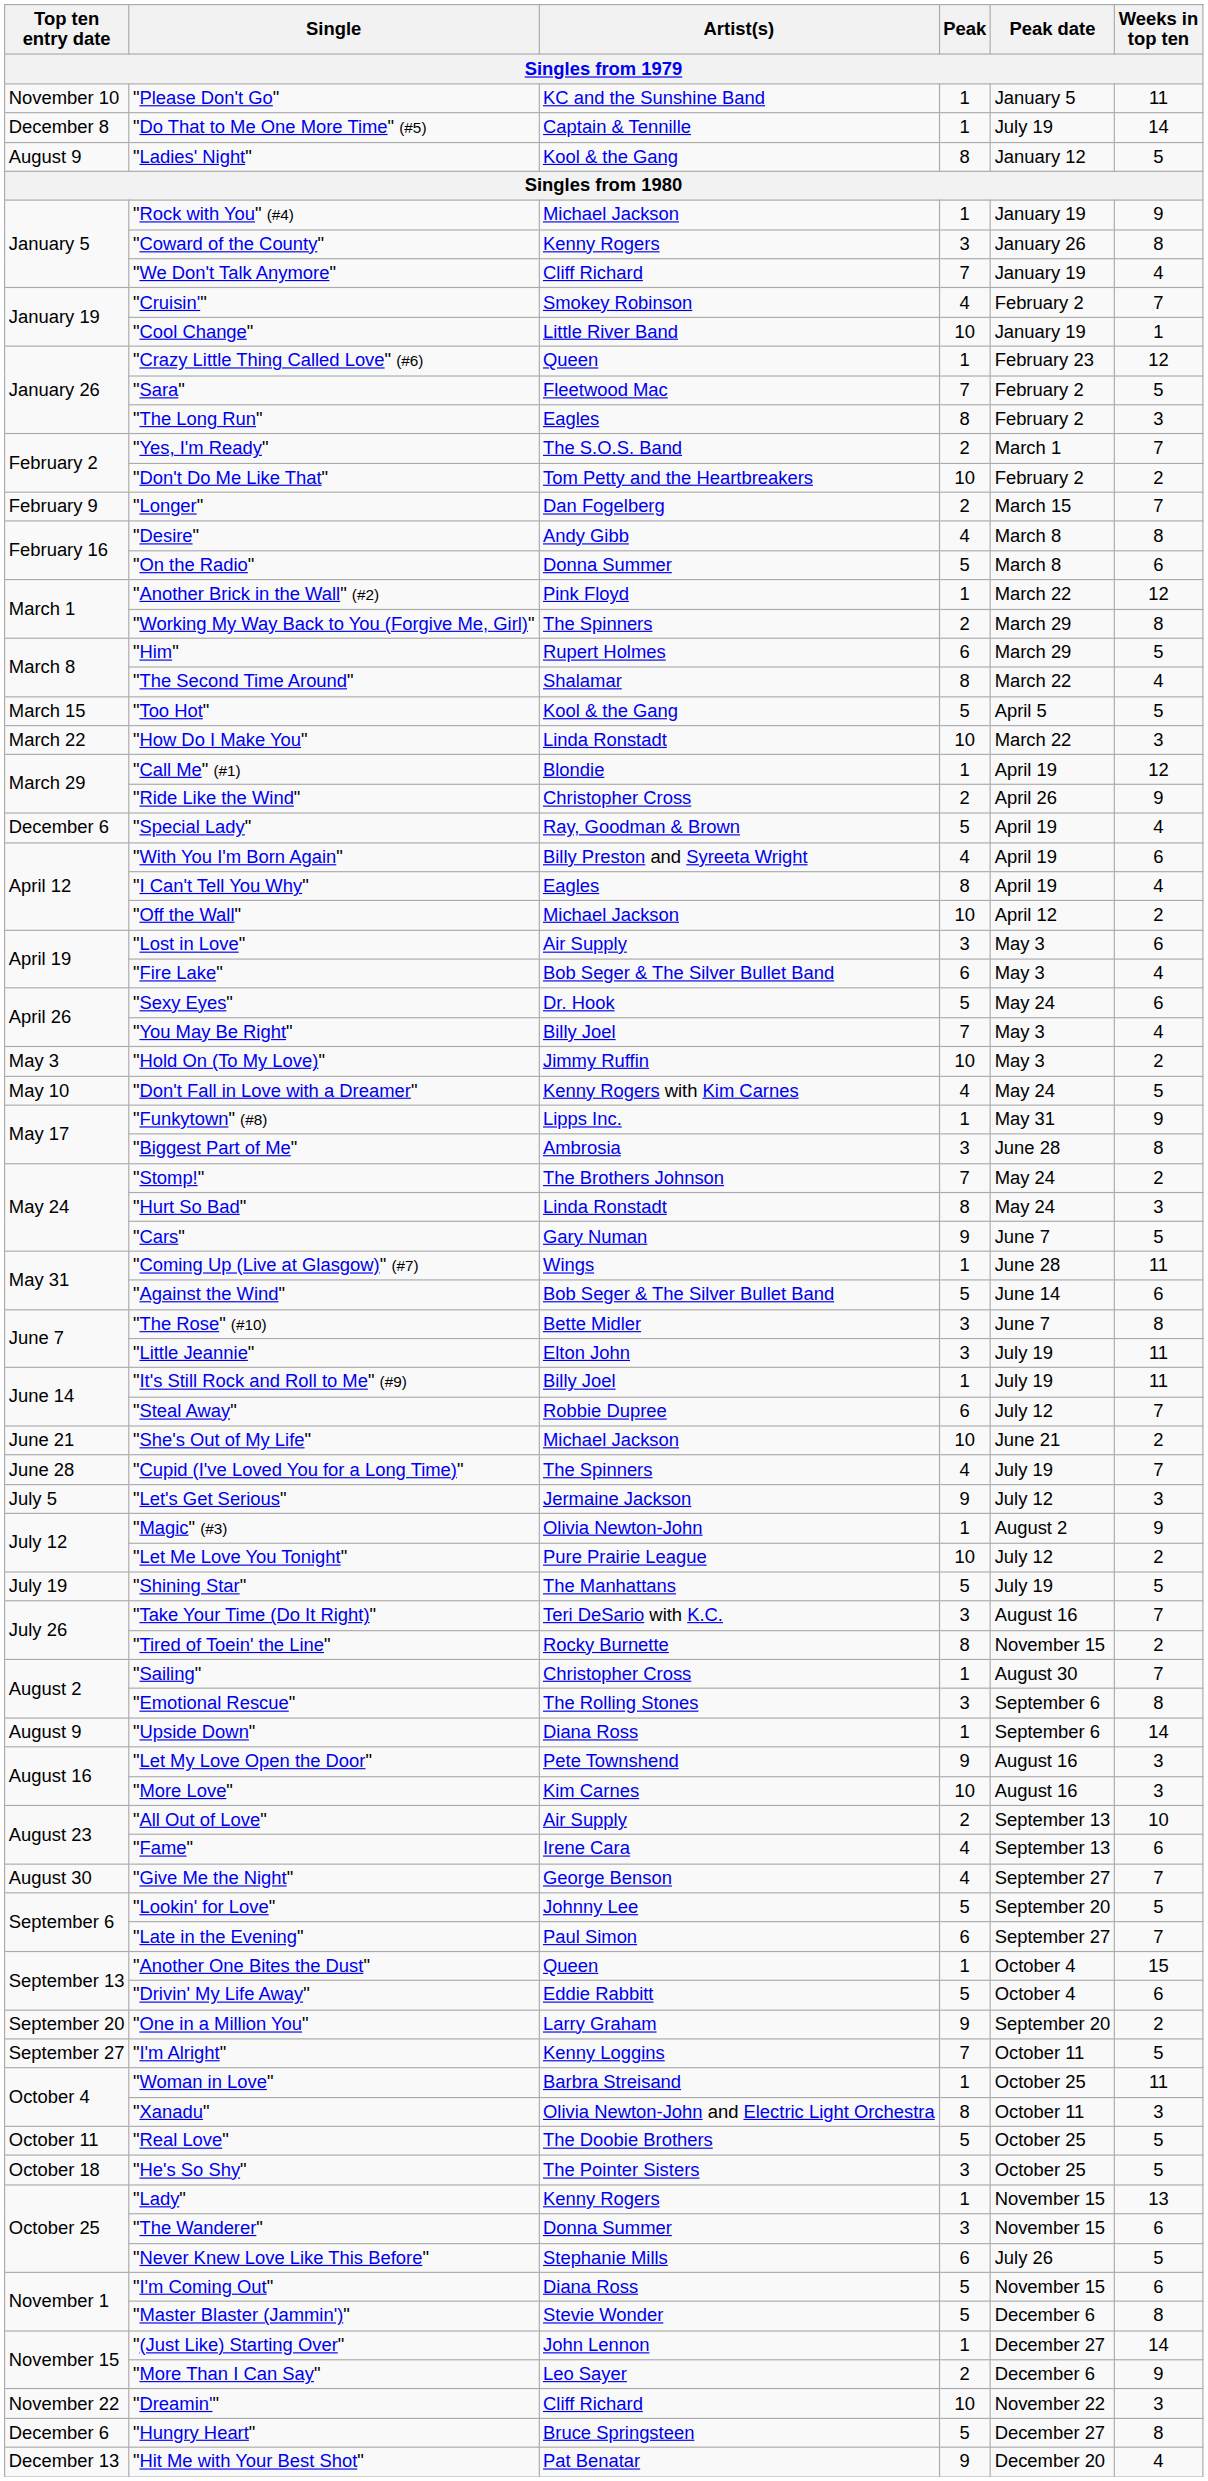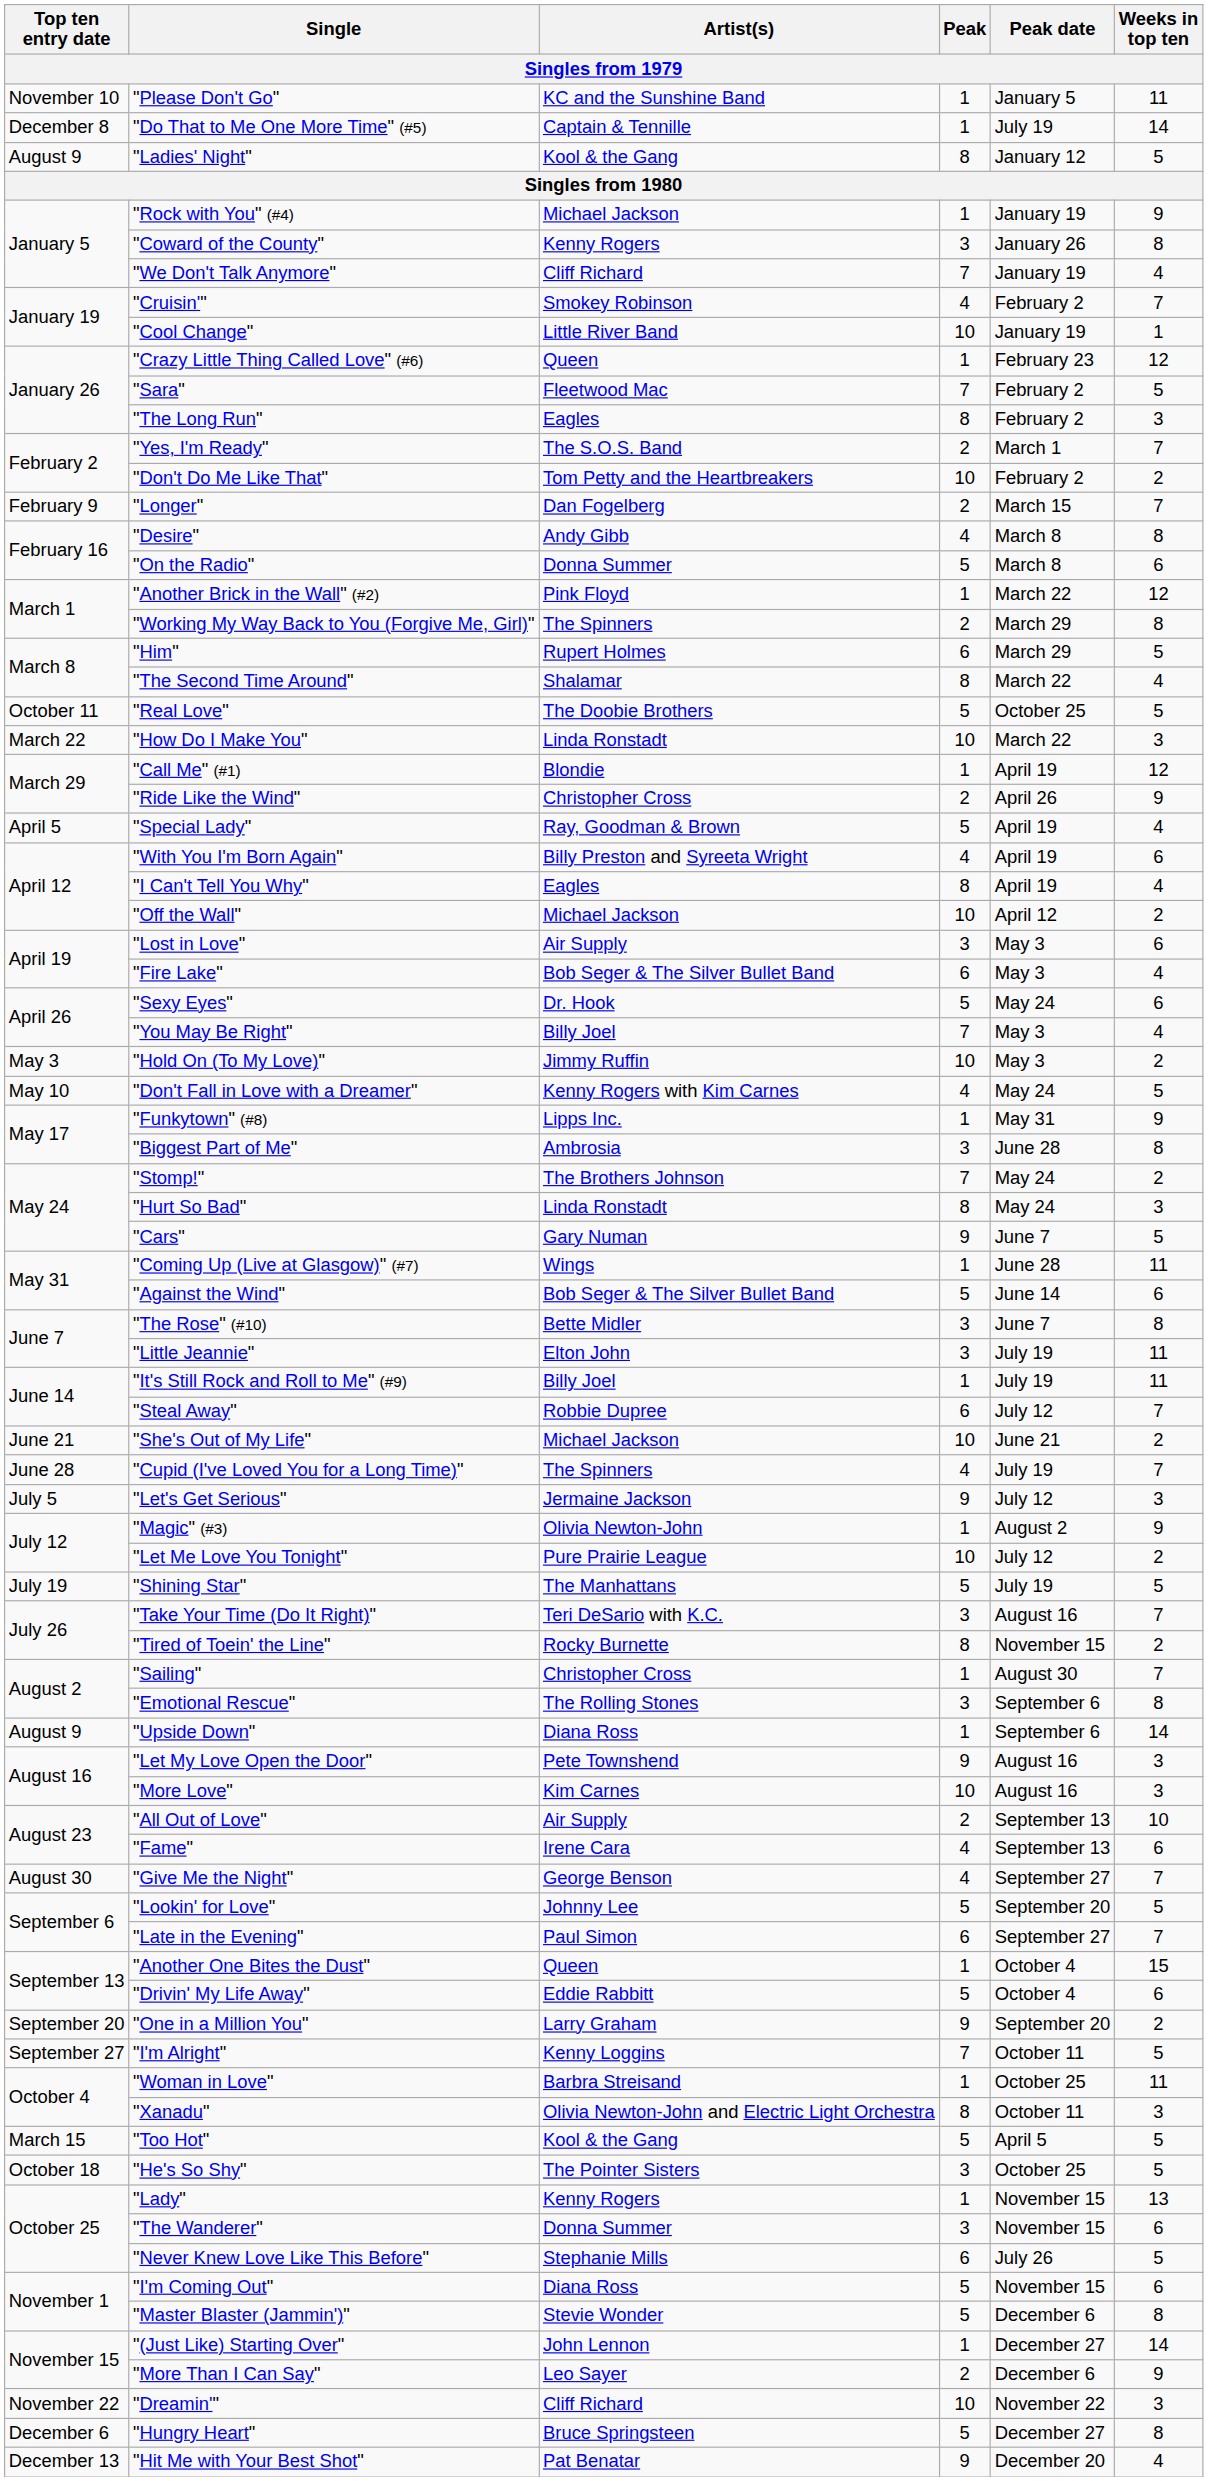rows swapped: (171, 710) <-> (181, 2140)
(59, 827) December 6 -> (35, 827) April 5
